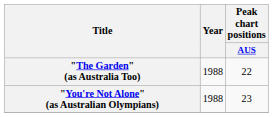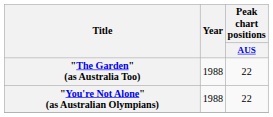(247, 99) 23 -> (247, 99) 22
